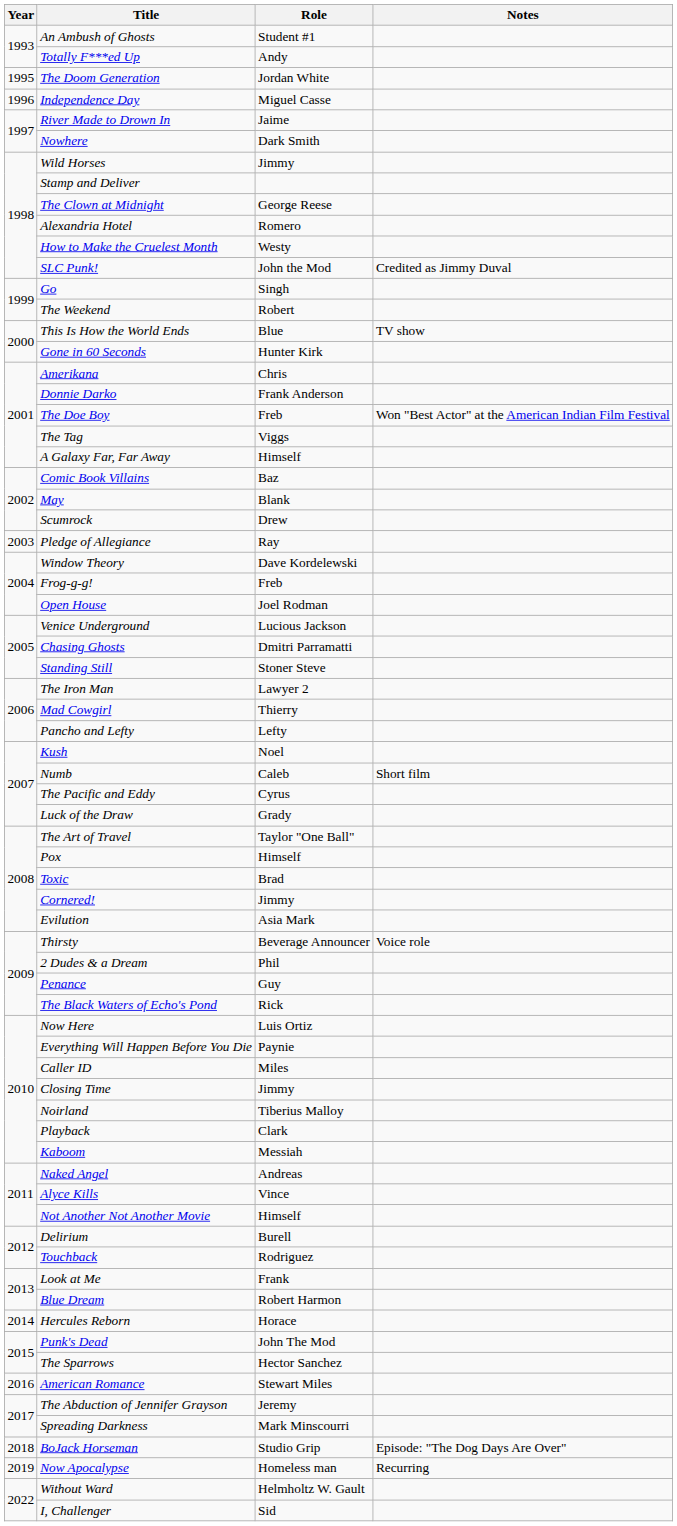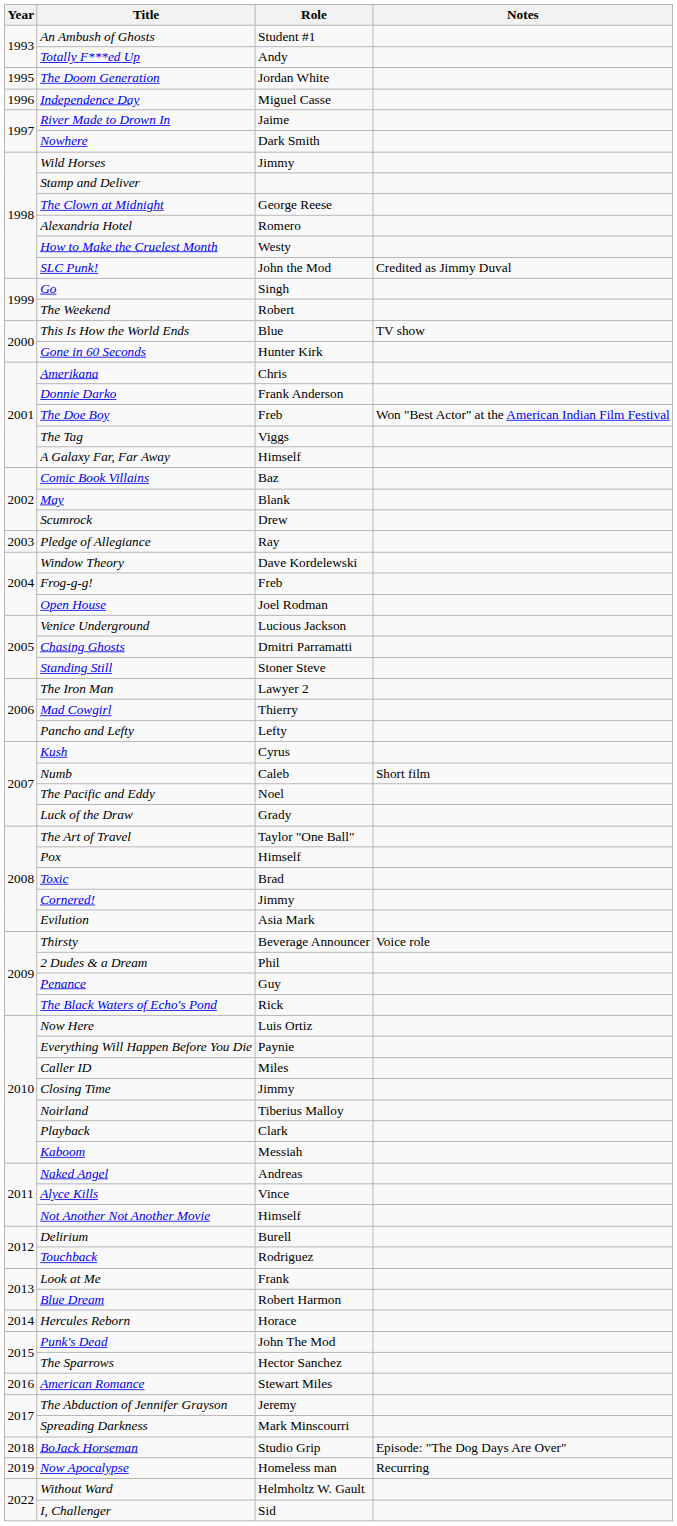(271, 752) Noel -> (274, 752) Cyrus
(274, 794) Cyrus -> (271, 794) Noel
